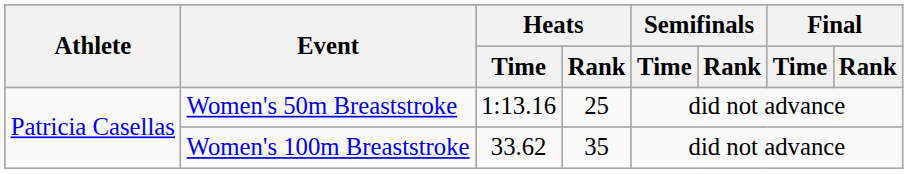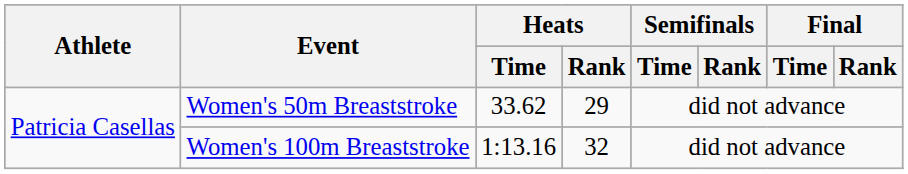(519, 107) 1:13.16 -> (519, 107) 33.62
(597, 107) 25 -> (597, 107) 29
(519, 147) 33.62 -> (519, 147) 1:13.16
(597, 147) 35 -> (597, 147) 32
